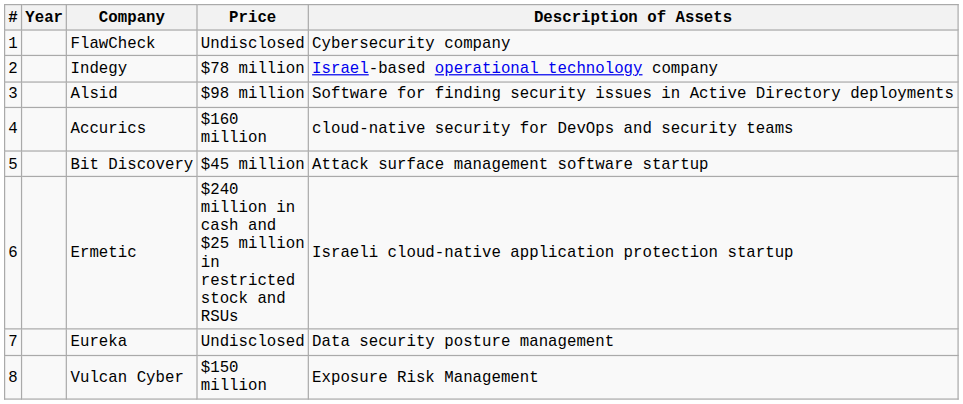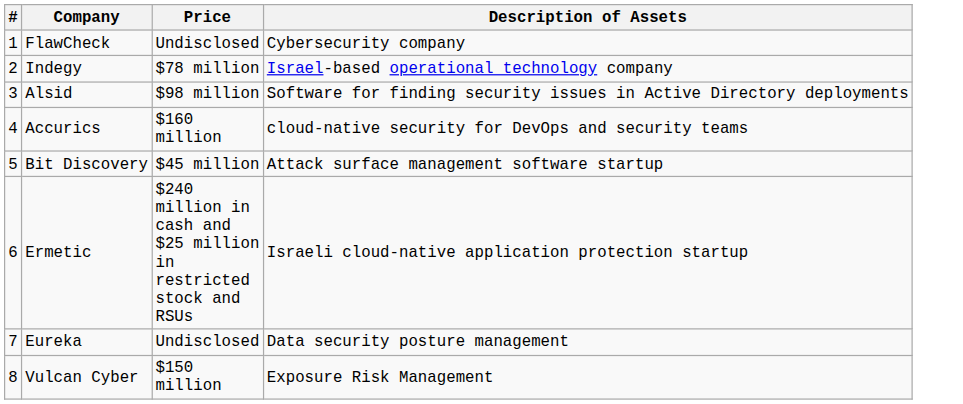- column: (44, 17)
